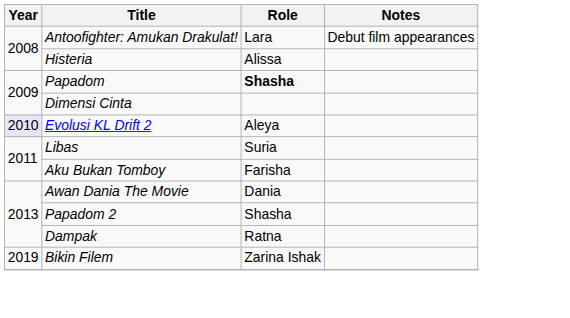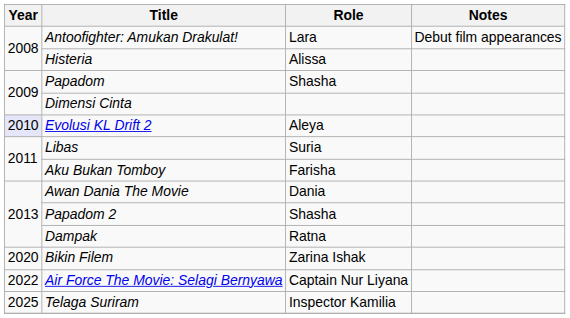(269, 81) bold -> (313, 81) normal
(23, 258) 2019 -> (23, 258) 2020
+ row: (164, 280)
+ row: (92, 302)
